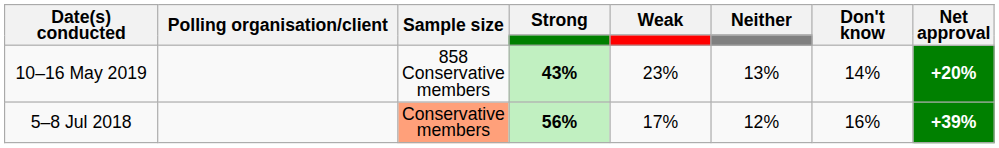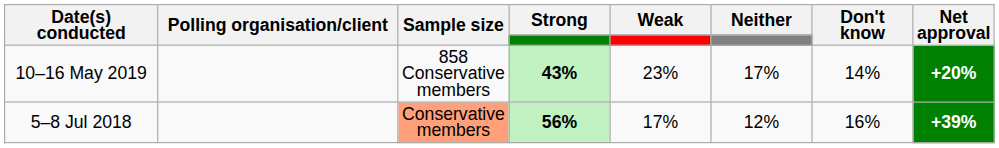(761, 73) 13% -> (761, 73) 17%
